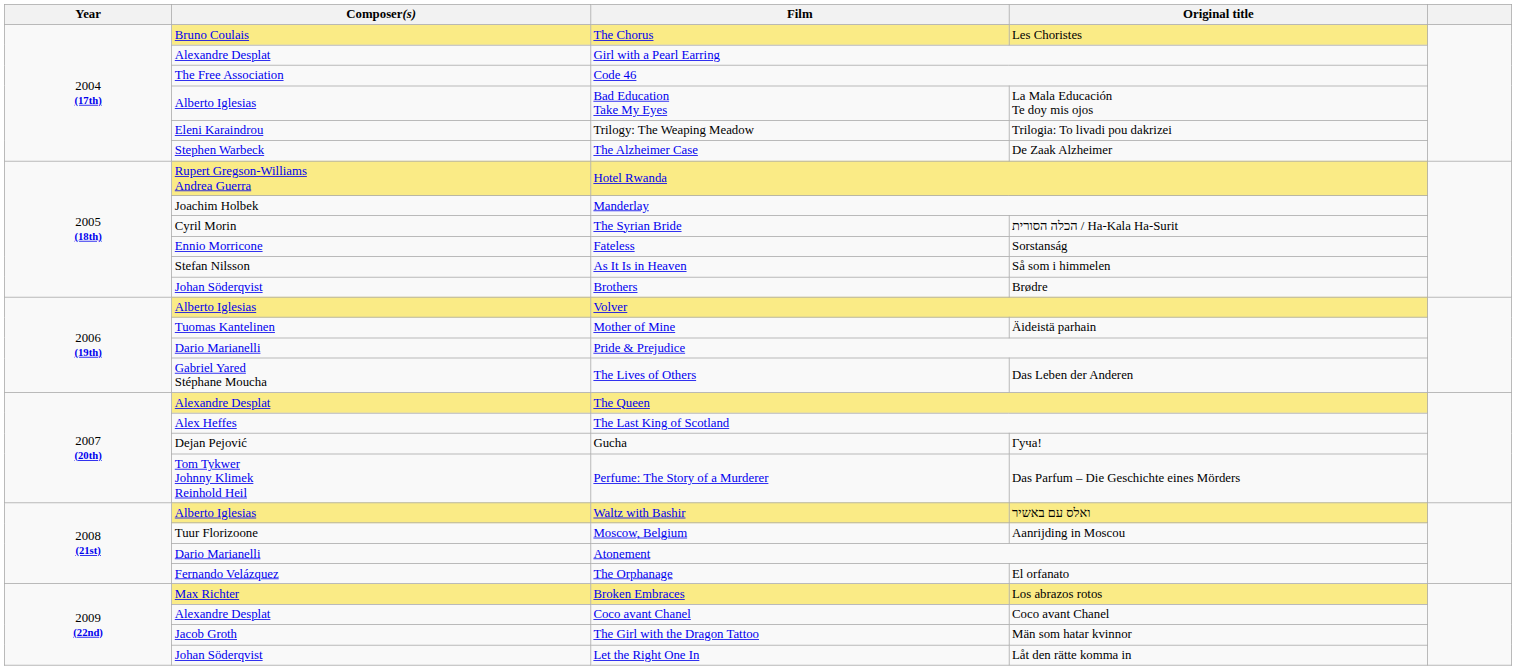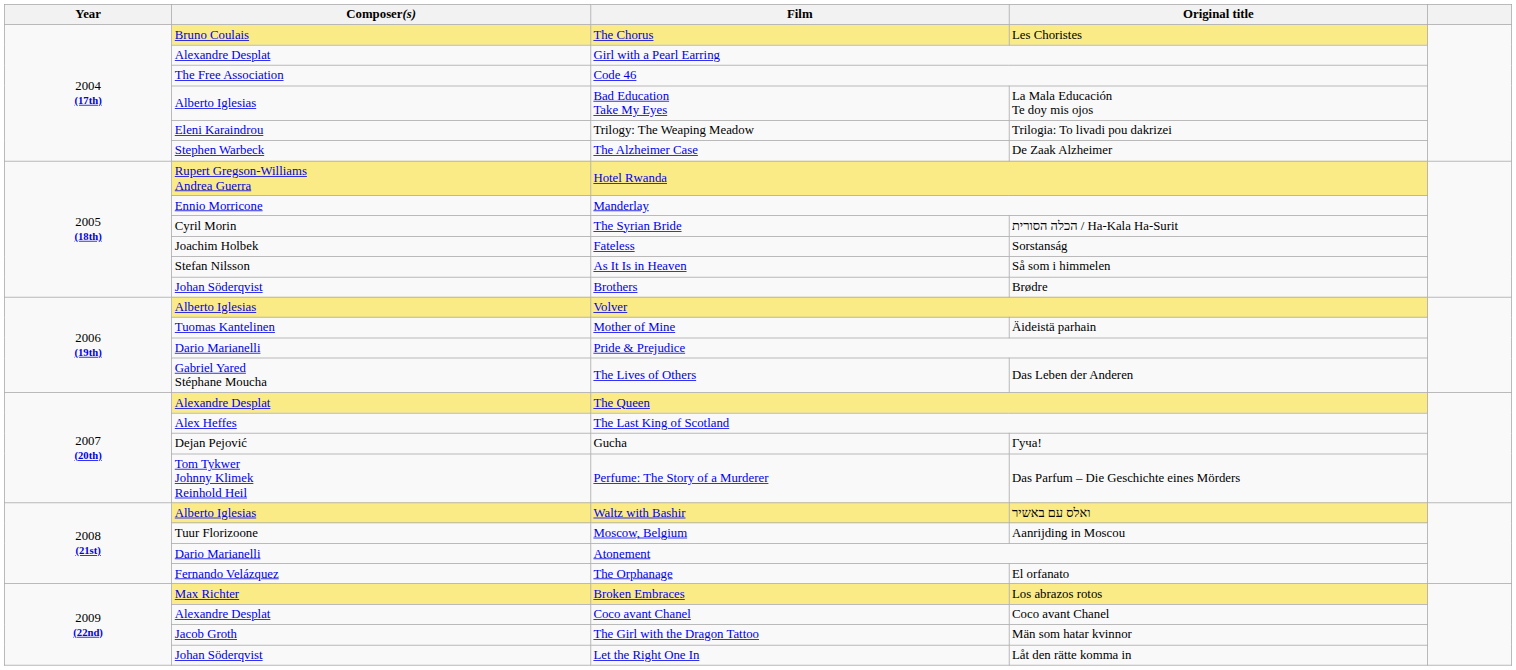(217, 205) Joachim Holbek -> (219, 205) Ennio Morricone
(219, 246) Ennio Morricone -> (217, 246) Joachim Holbek
